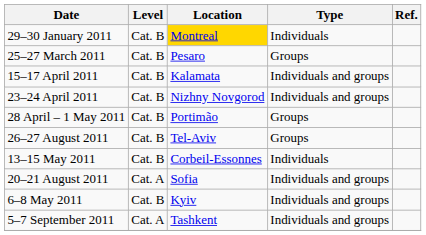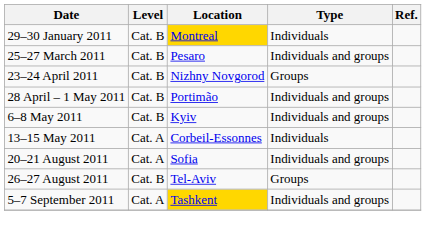(289, 55) Groups -> (330, 55) Individuals and groups
- row: (53, 76)
(330, 96) Individuals and groups -> (289, 76) Groups
(289, 117) Groups -> (330, 96) Individuals and groups
rows swapped: (45, 199) <-> (58, 138)
(148, 158) Cat. B -> (148, 138) Cat. A
(194, 220) no background -> (194, 199) gold background
